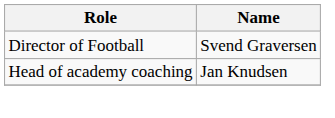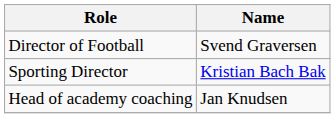+ row: (68, 71)
